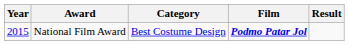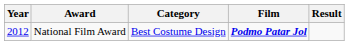(18, 31) 2015 -> (18, 31) 2012
